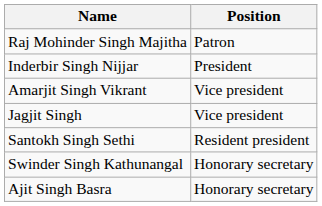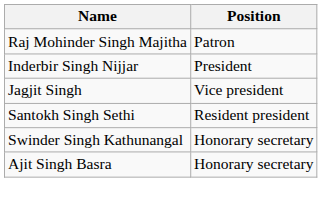- row: (77, 90)
